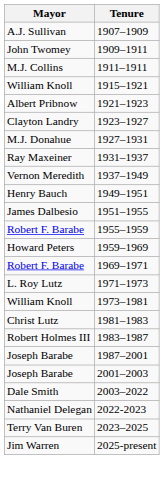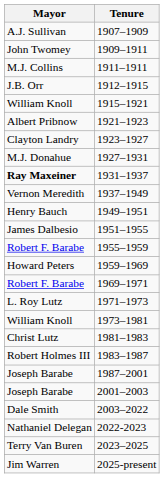+ row: (123, 85)
(39, 157) normal -> (42, 175) bold
